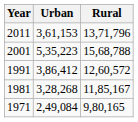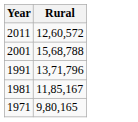- column: (57, 13)
(107, 32) 13,71,796 -> (60, 32) 12,60,572
(107, 70) 12,60,572 -> (60, 70) 13,71,796
